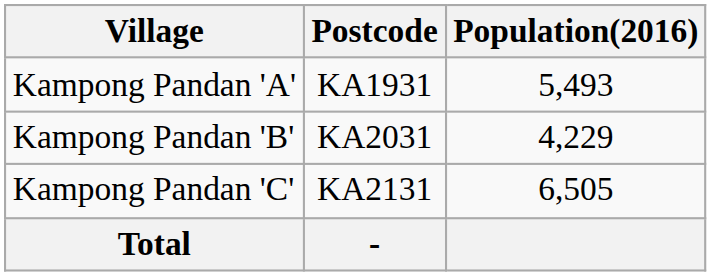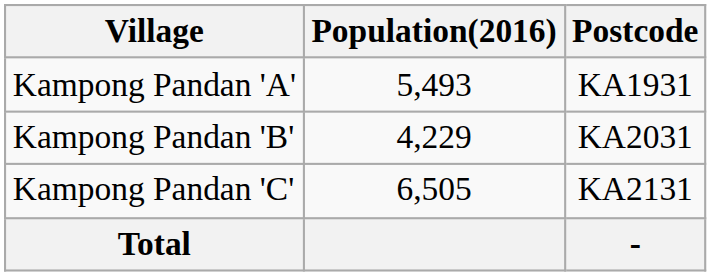columns swapped: (576, 31) <-> (375, 31)
